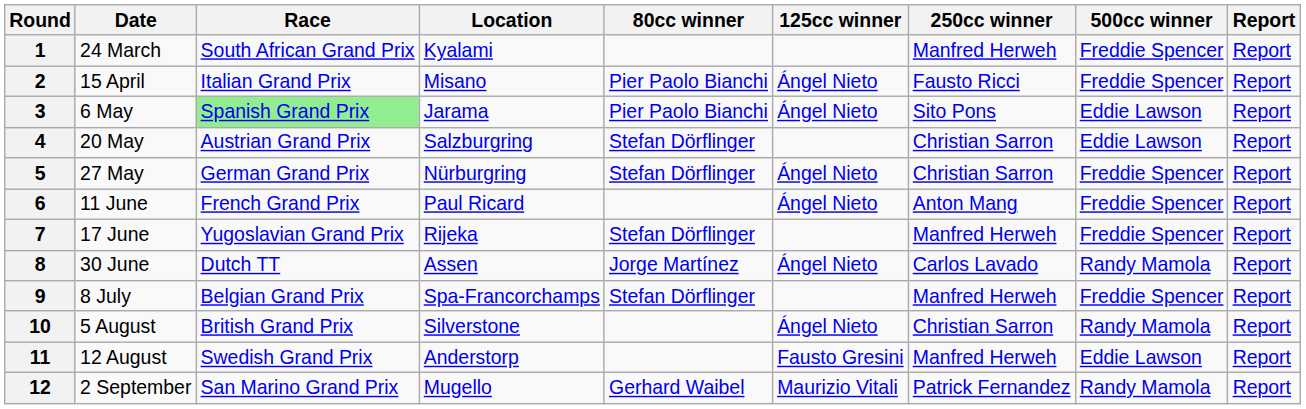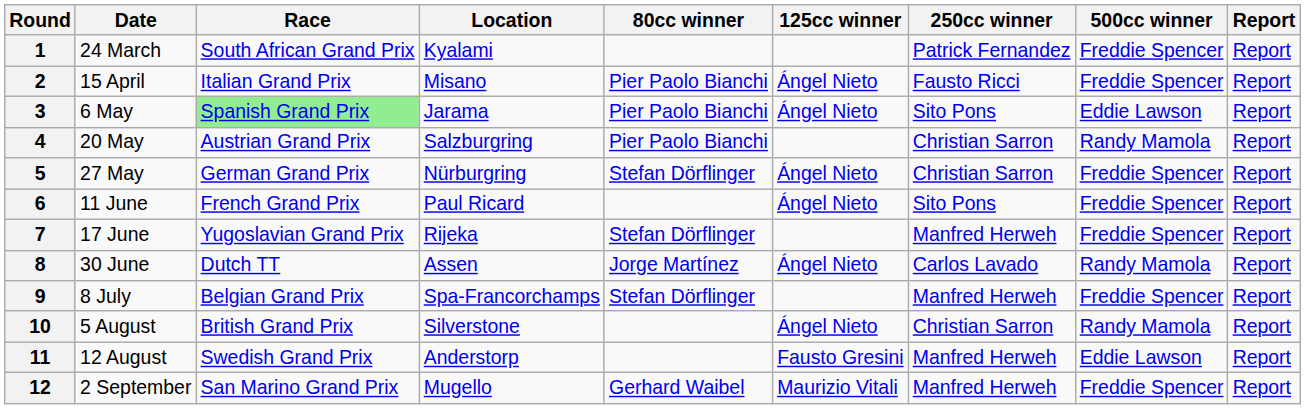(985, 50) Manfred Herweh -> (992, 50) Patrick Fernandez
(682, 142) Stefan Dörflinger -> (689, 142) Pier Paolo Bianchi
(1141, 142) Eddie Lawson -> (1145, 142) Randy Mamola
(965, 204) Anton Mang -> (954, 204) Sito Pons
(992, 388) Patrick Fernandez -> (985, 388) Manfred Herweh
(1145, 388) Randy Mamola -> (1152, 388) Freddie Spencer
